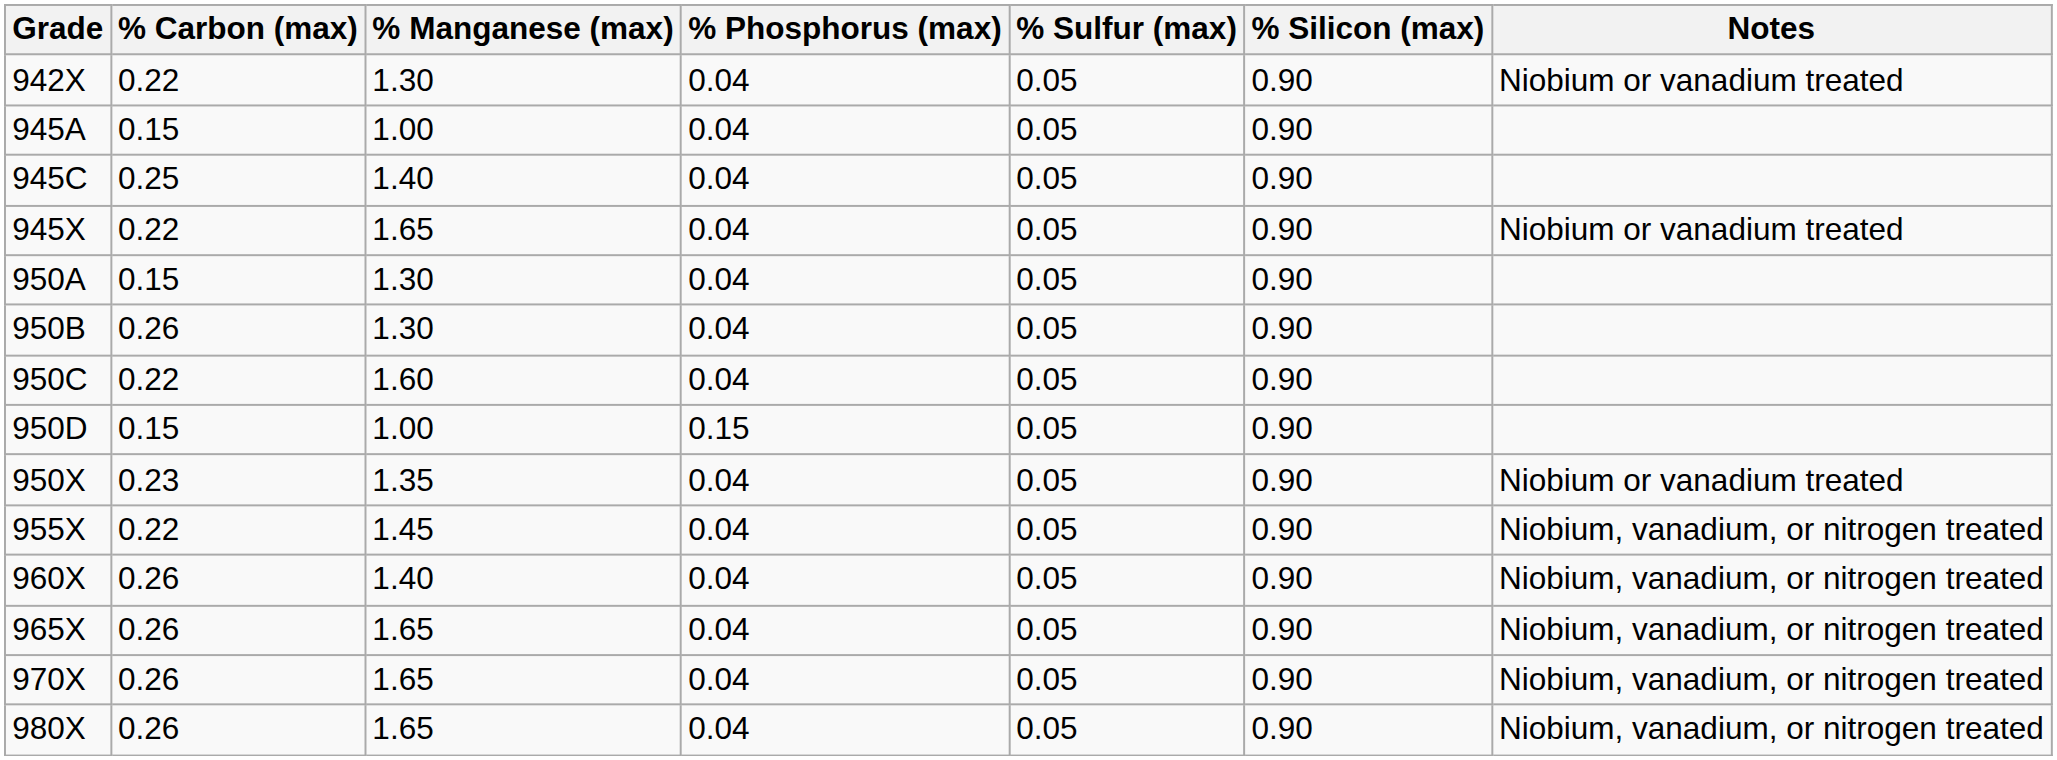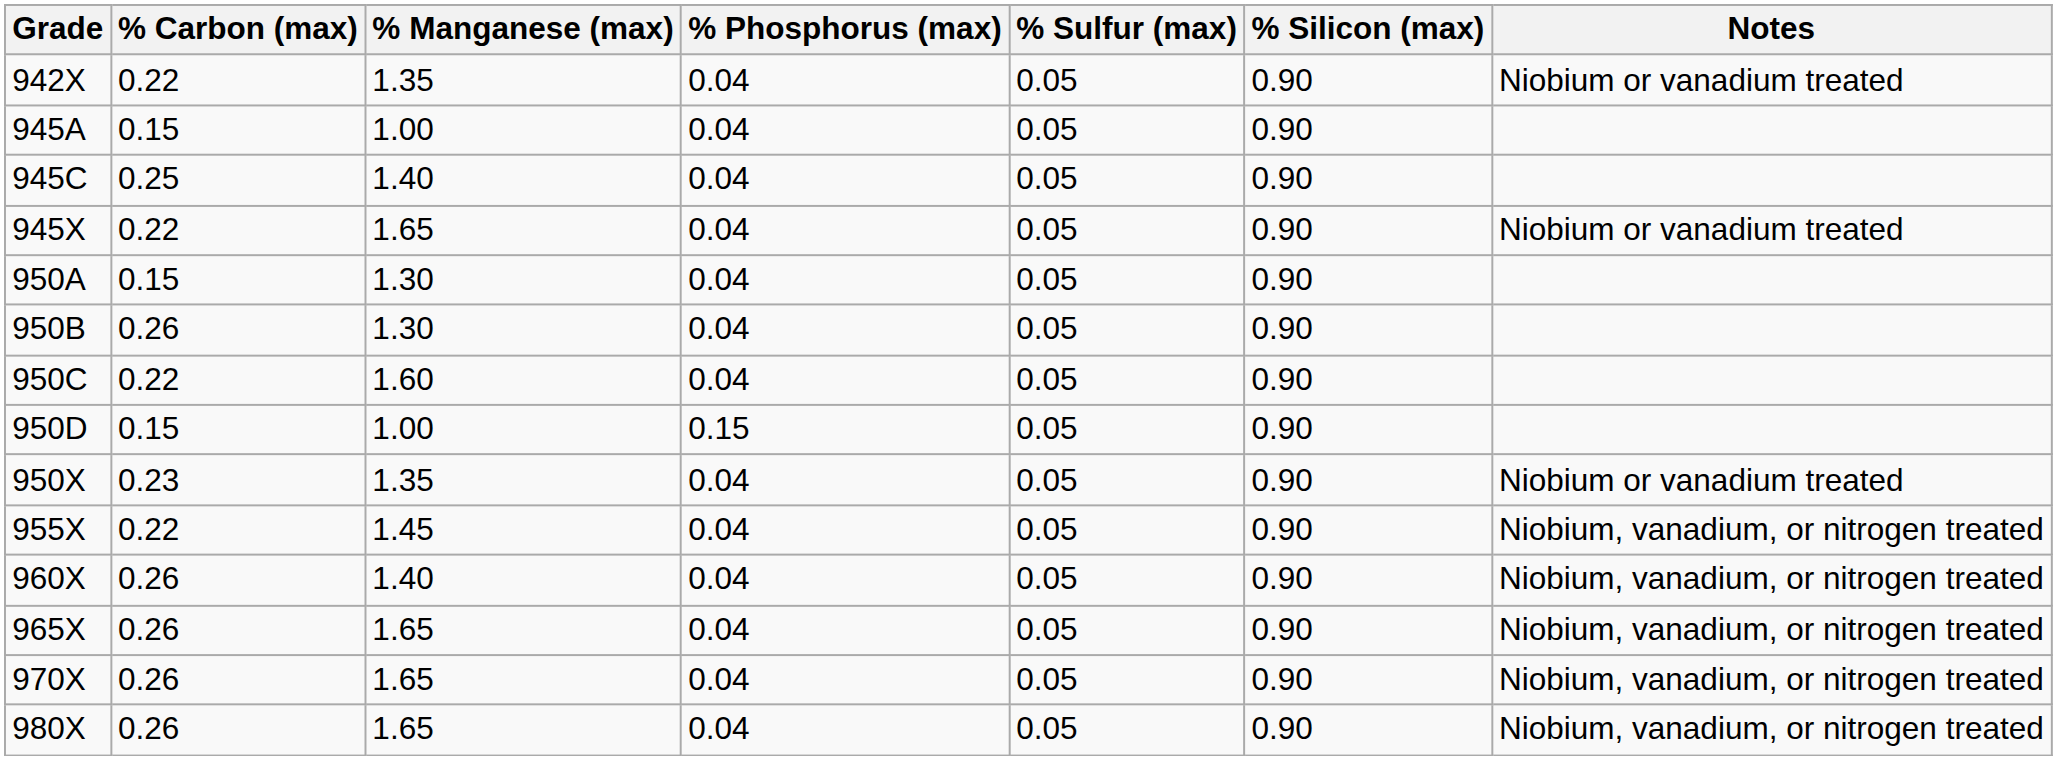(403, 79) 1.30 -> (403, 79) 1.35
